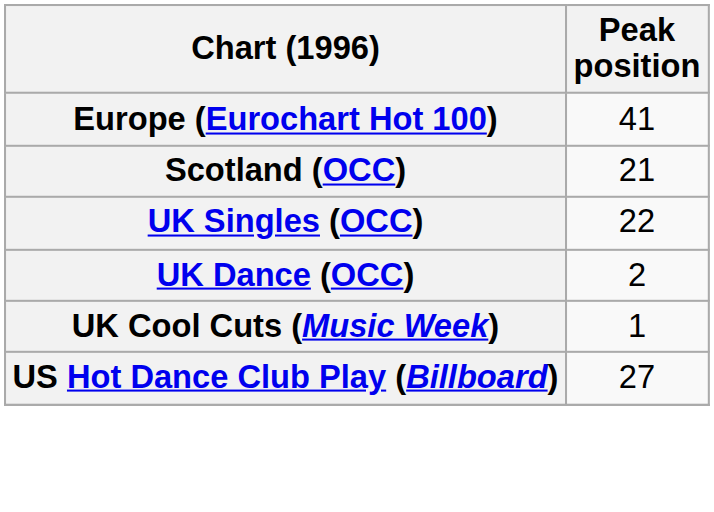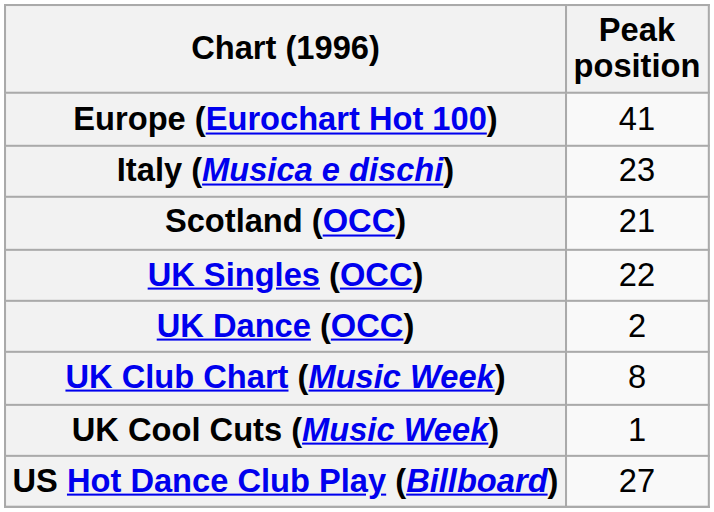+ row: (286, 170)
+ row: (286, 377)
